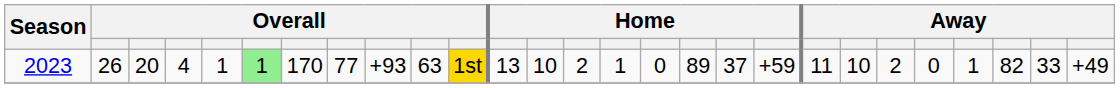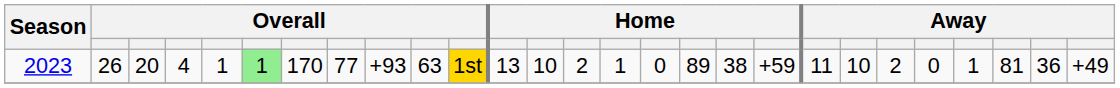(735, 65) 37 -> (735, 65) 38
(1012, 65) 82 -> (1012, 65) 81
(1049, 65) 33 -> (1049, 65) 36
